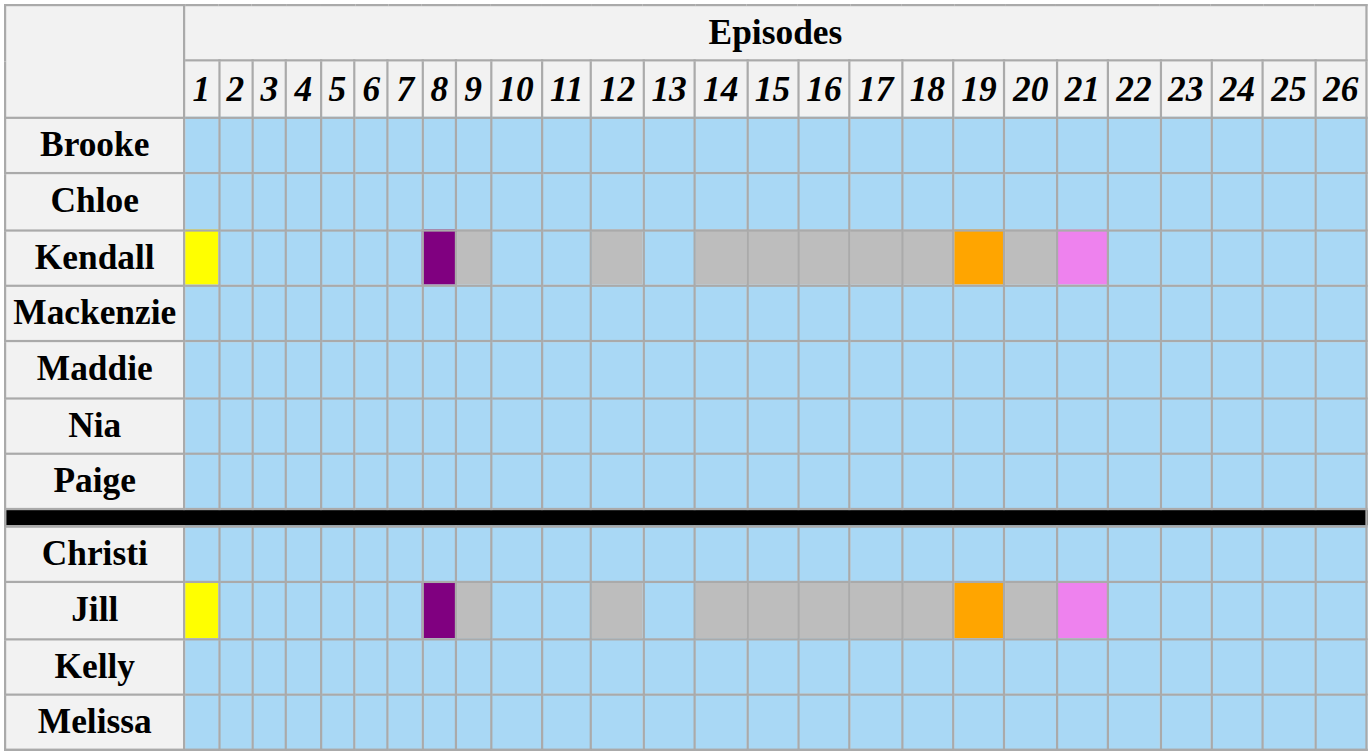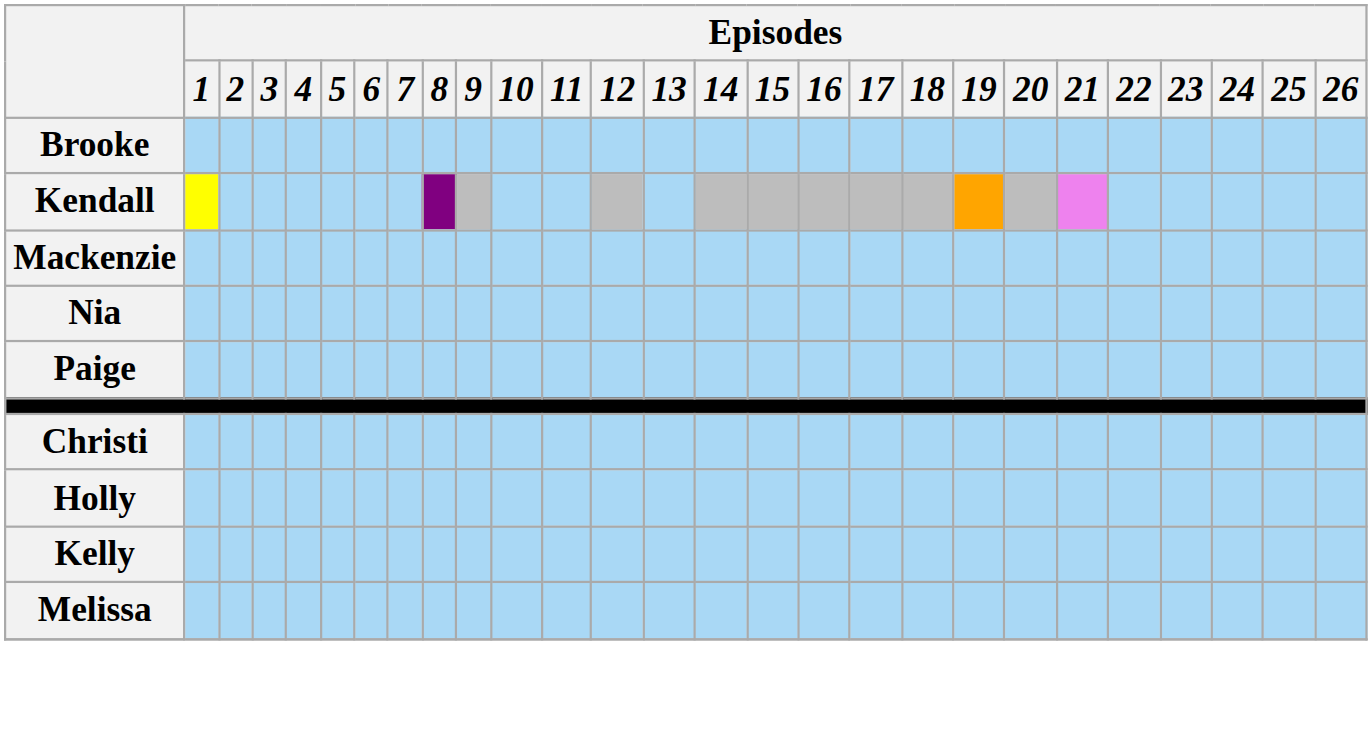- row: (95, 200)
- row: (95, 369)
+ row: (95, 497)
- row: (95, 609)
